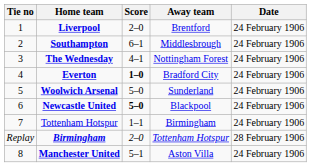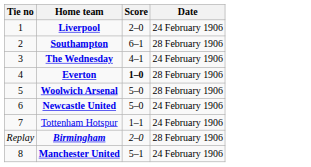- column: (191, 12)
(269, 43) 24 February 1906 -> (188, 43) 28 February 1906
(269, 75) 24 February 1906 -> (188, 75) 28 February 1906
(269, 91) 24 February 1906 -> (188, 91) 28 February 1906
(136, 106) bold -> (136, 106) normal
